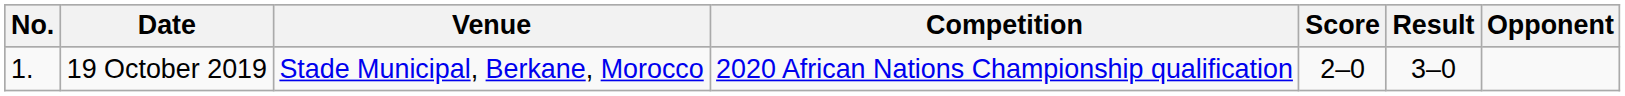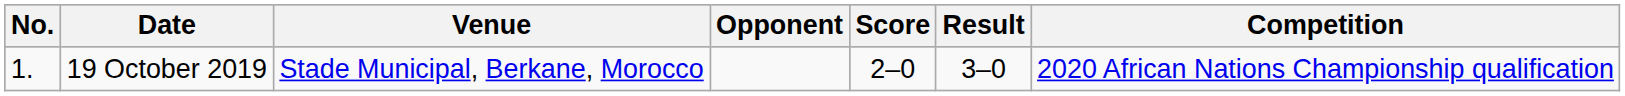columns swapped: (1550, 25) <-> (1005, 25)
